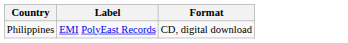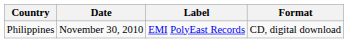+ column: (101, 12)
